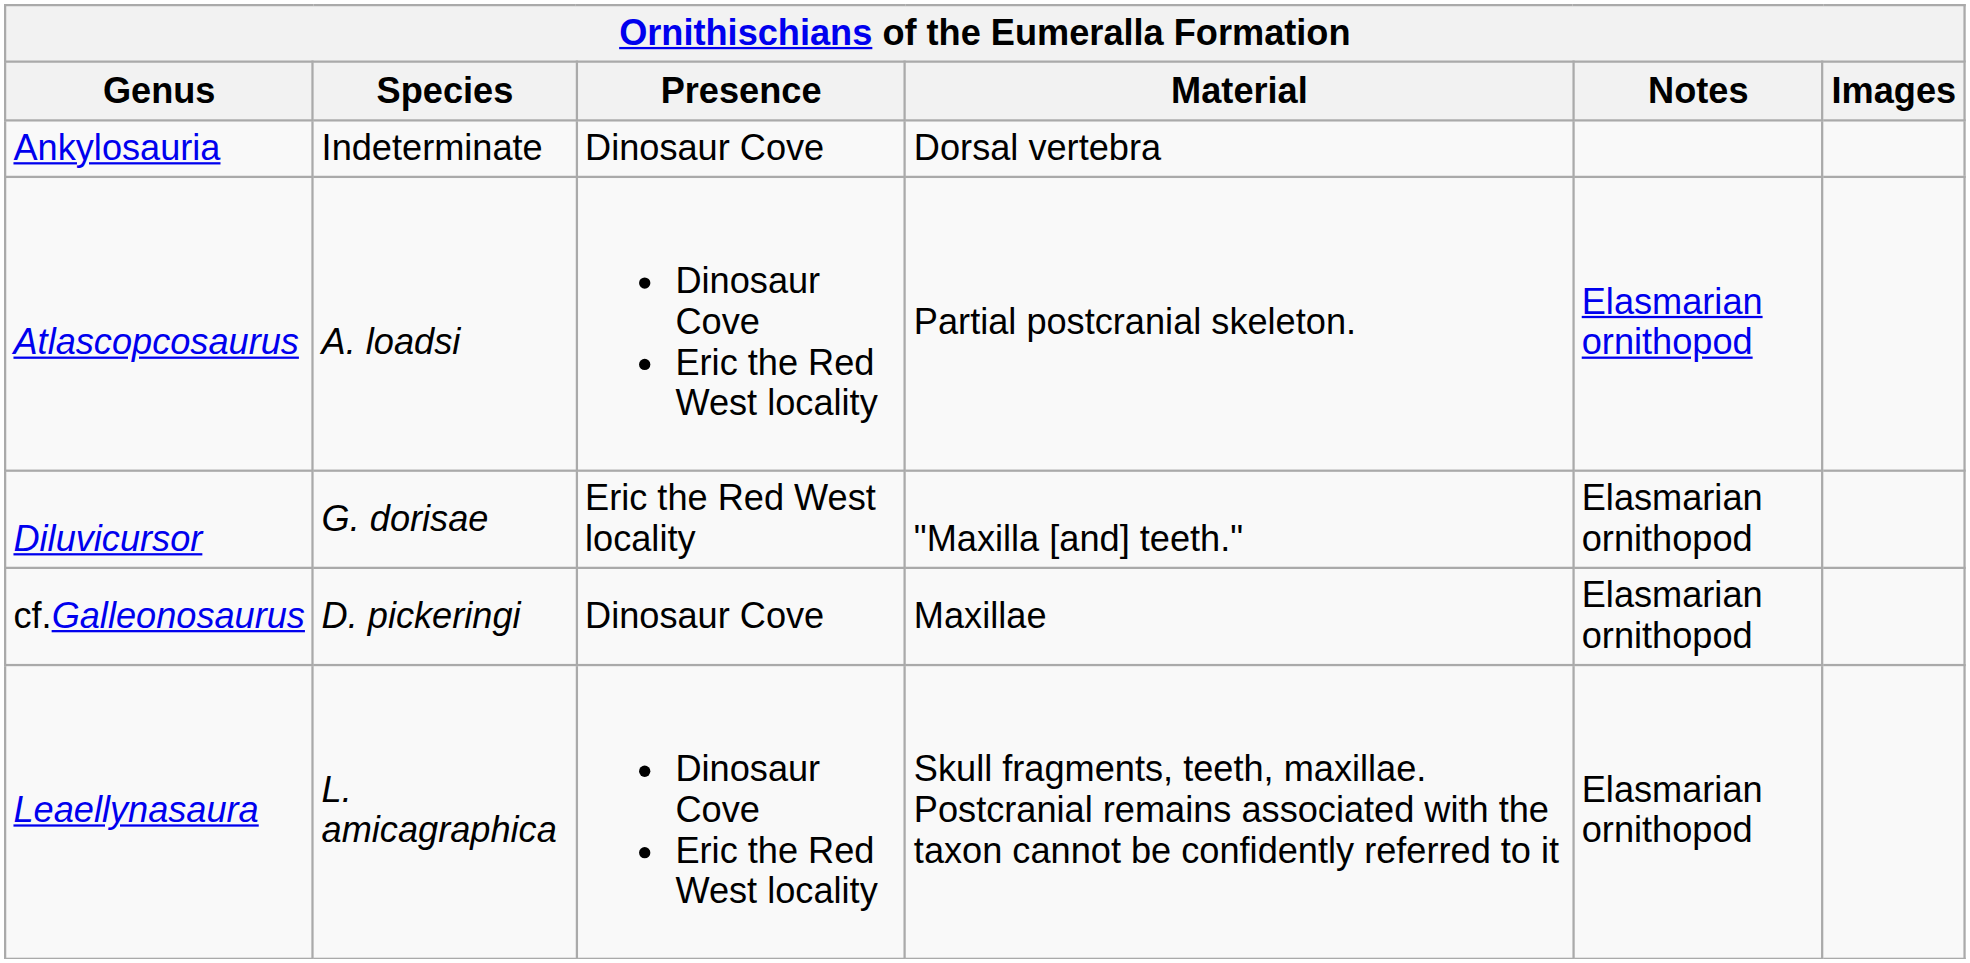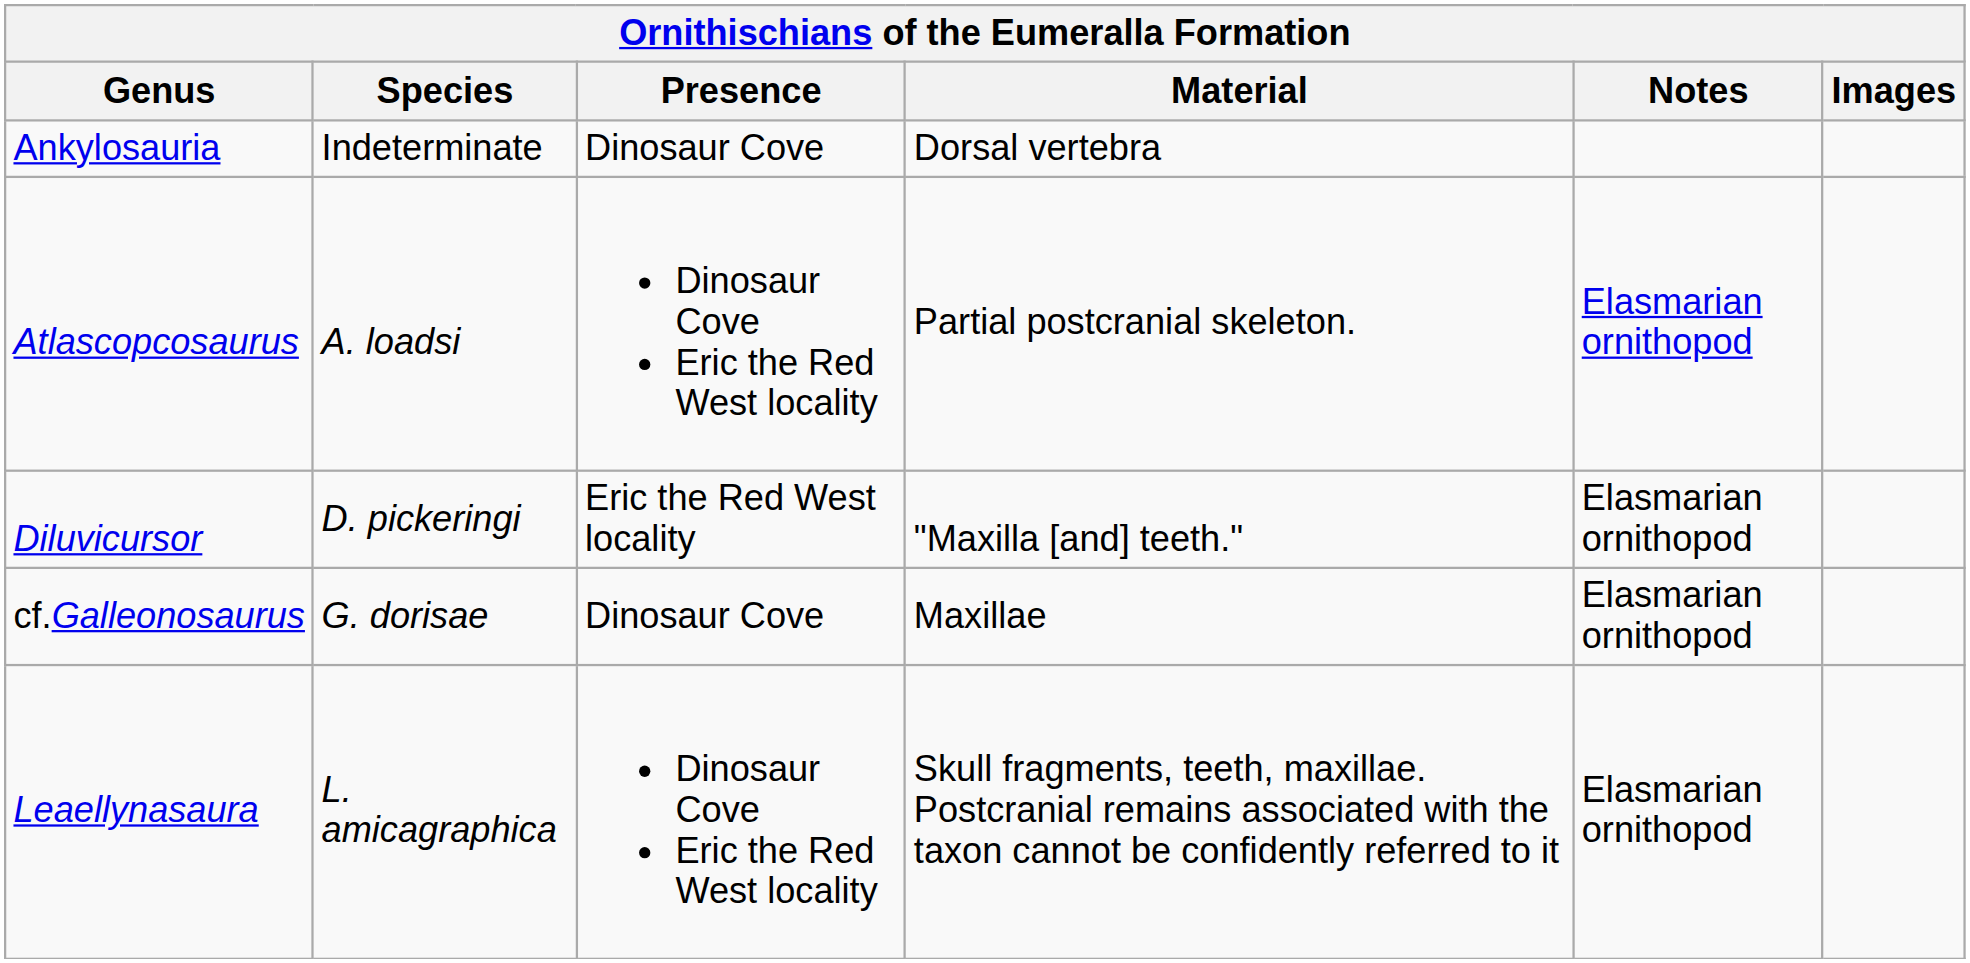(405, 517) G. dorisae -> (421, 517) D. pickeringi
(421, 615) D. pickeringi -> (405, 615) G. dorisae
